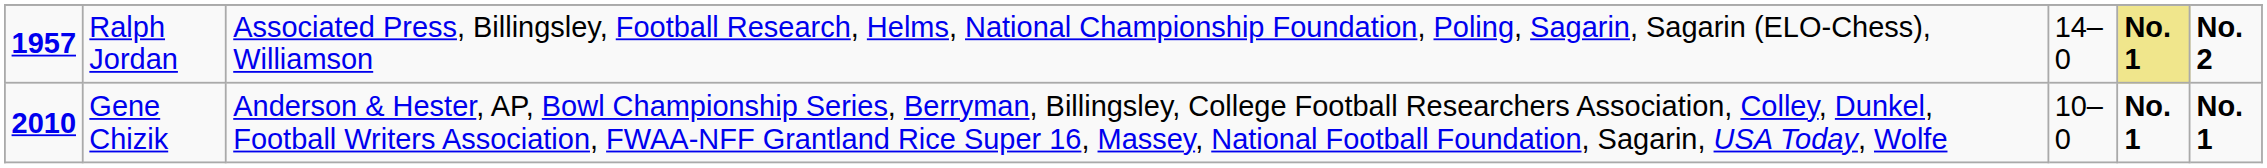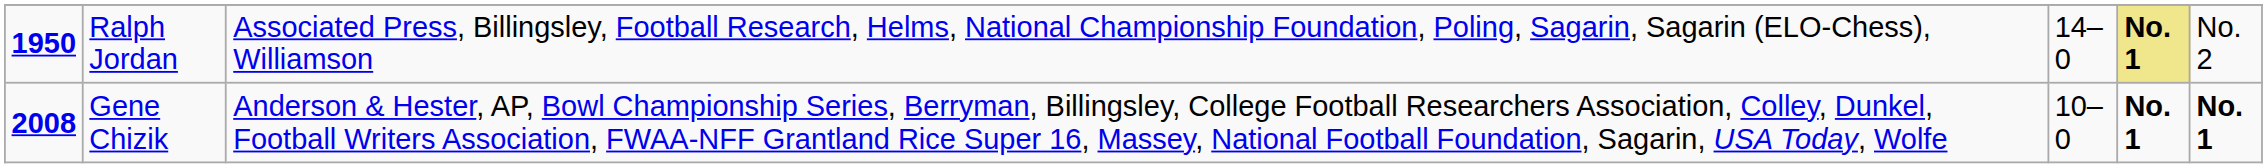(44, 43) 1957 -> (44, 43) 1950
(2220, 43) bold -> (2219, 43) normal
(44, 122) 2010 -> (44, 122) 2008
